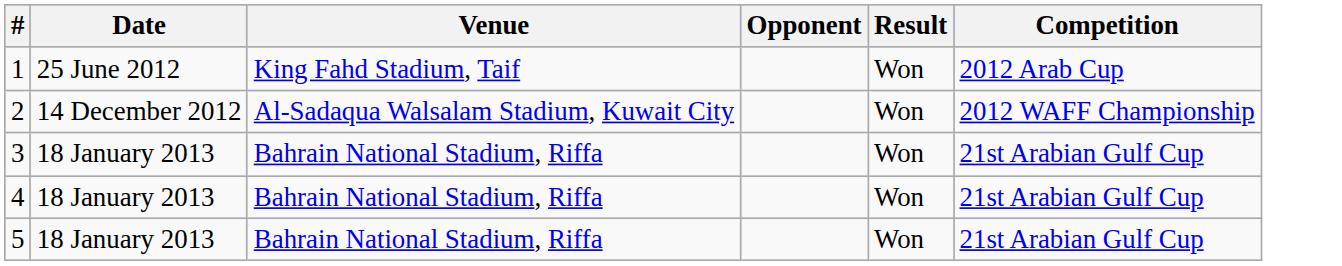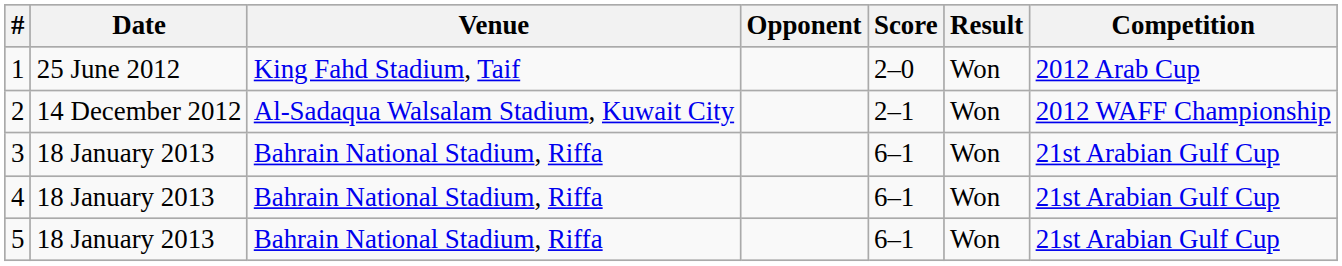+ column: (906, 25)
